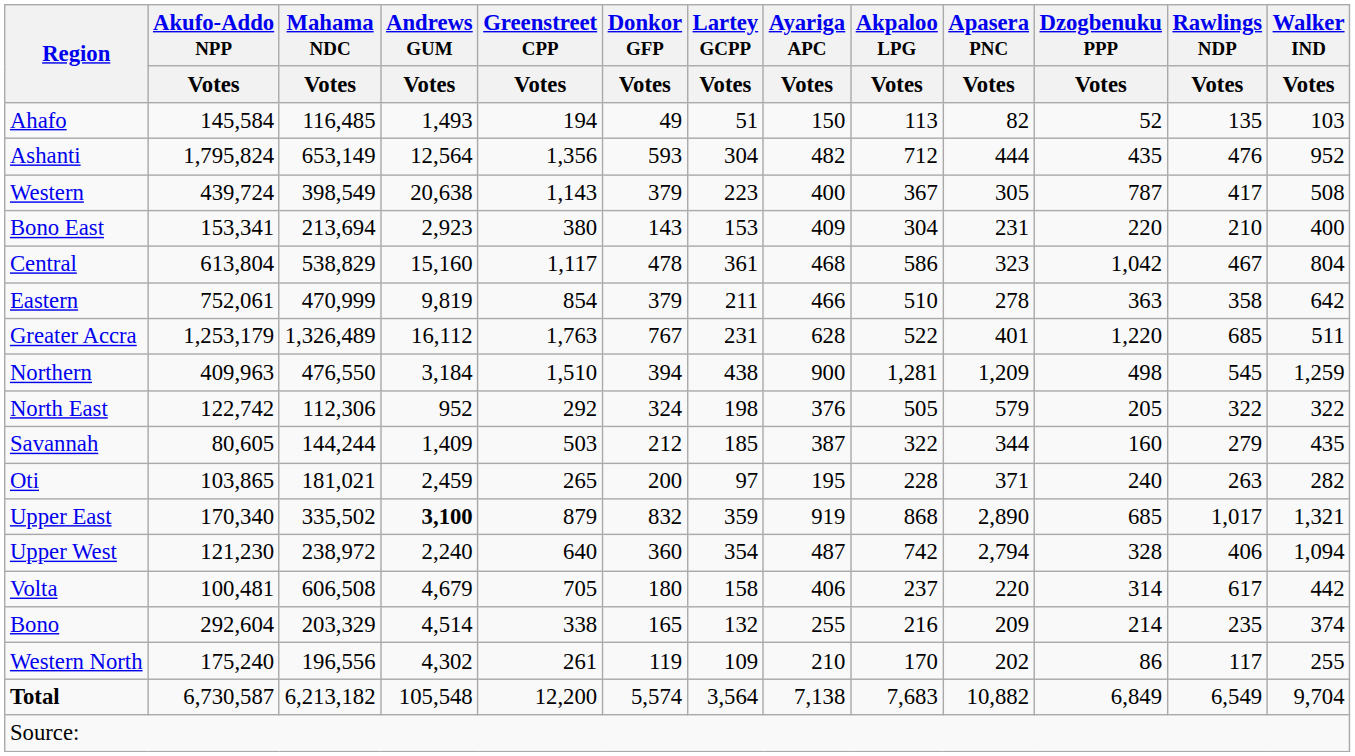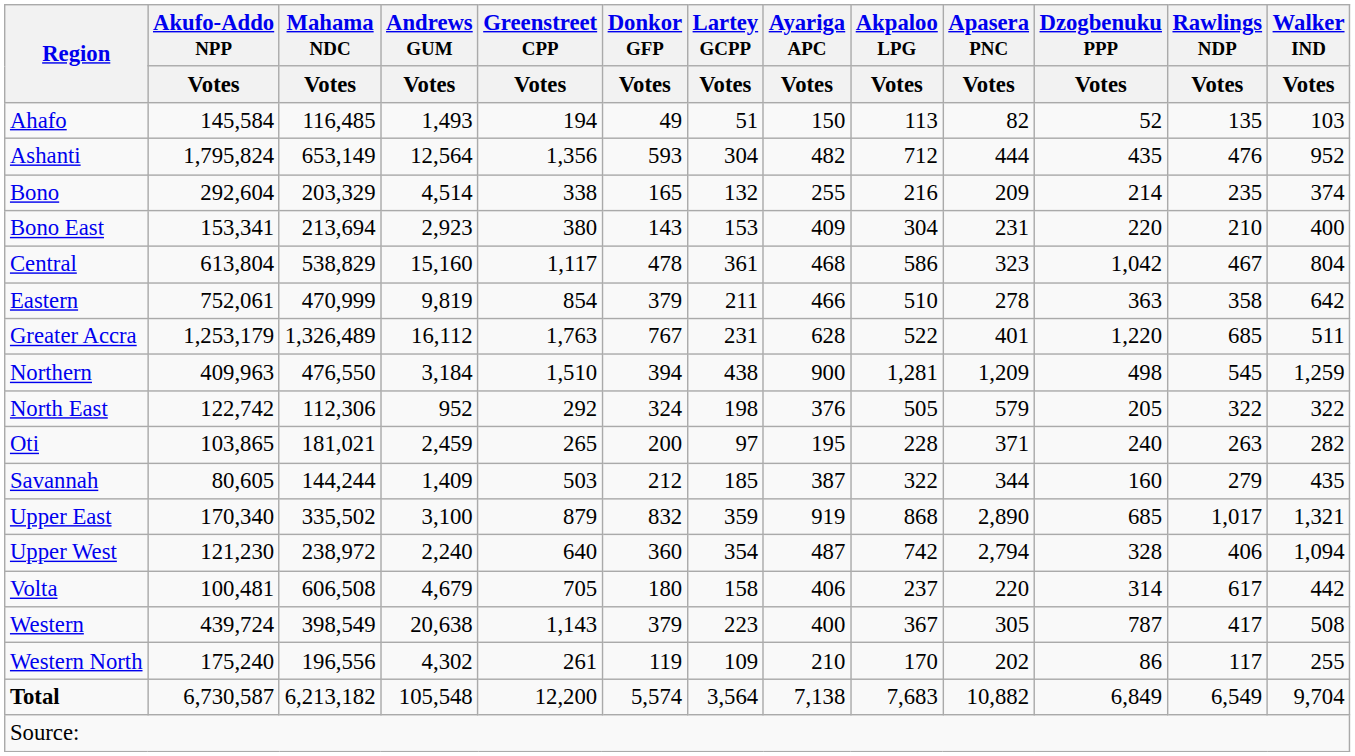rows swapped: (35, 624) <-> (47, 192)
rows swapped: (24, 480) <-> (54, 444)
(447, 516) bold -> (447, 516) normal
